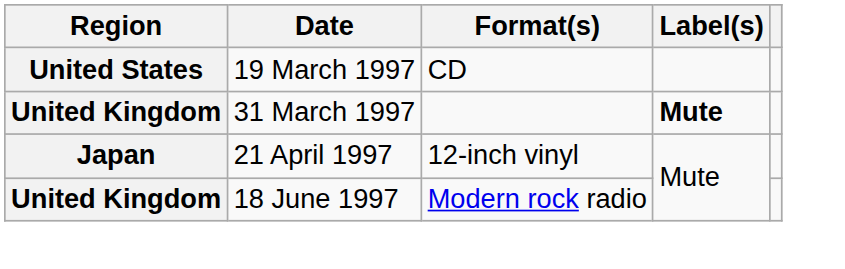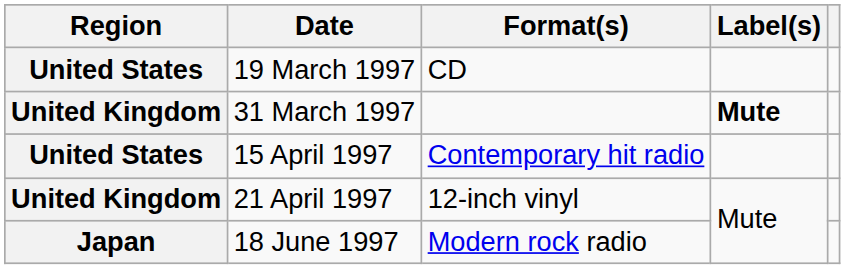+ row: (313, 155)
(116, 155) Japan -> (116, 198) United Kingdom
(116, 198) United Kingdom -> (116, 241) Japan
